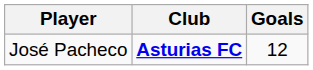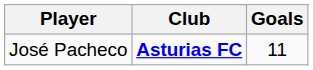(277, 49) 12 -> (277, 49) 11
